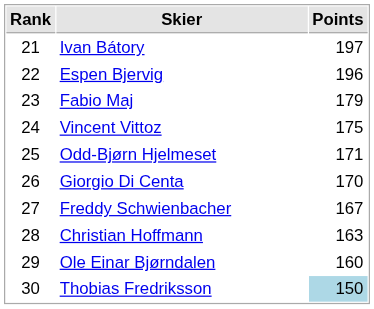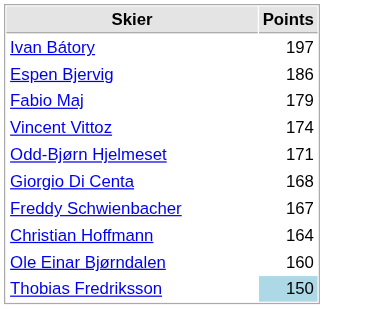- column: (31, 19)
(349, 74) 196 -> (300, 74) 186
(349, 128) 175 -> (300, 128) 174
(349, 182) 170 -> (300, 182) 168
(349, 235) 163 -> (300, 235) 164
